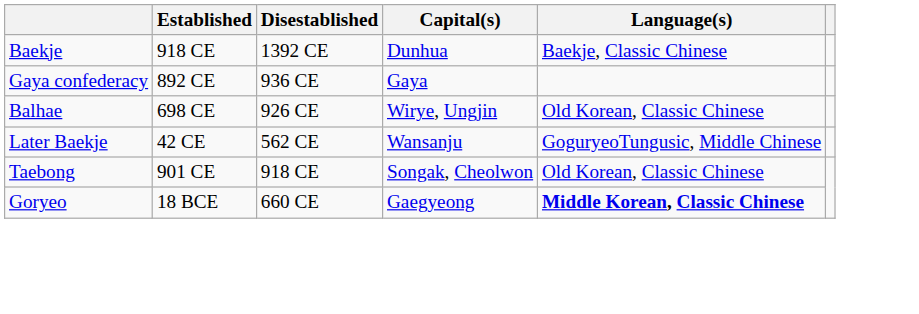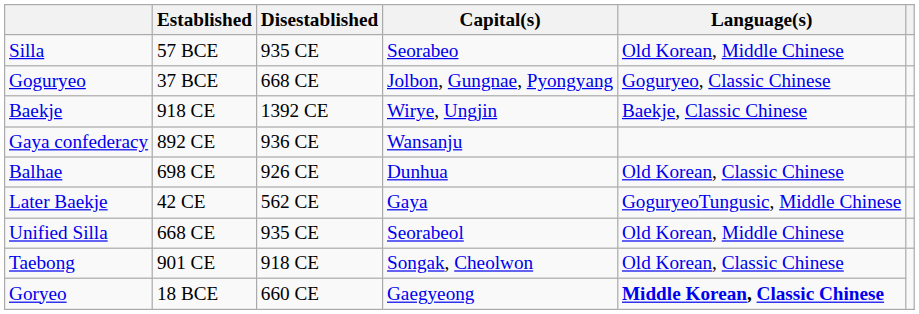+ row: (27, 50)
+ row: (47, 80)
(417, 50) Dunhua -> (442, 111) Wirye, Ungjin
(407, 80) Gaya -> (425, 141) Wansanju
(442, 111) Wirye, Ungjin -> (417, 171) Dunhua
(425, 141) Wansanju -> (407, 202) Gaya
+ row: (58, 232)
